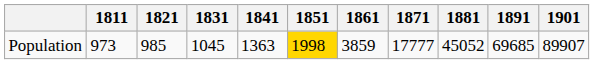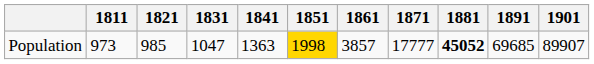(208, 44) 1045 -> (208, 44) 1047
(359, 44) 3859 -> (359, 44) 3857
(463, 44) normal -> (463, 44) bold
